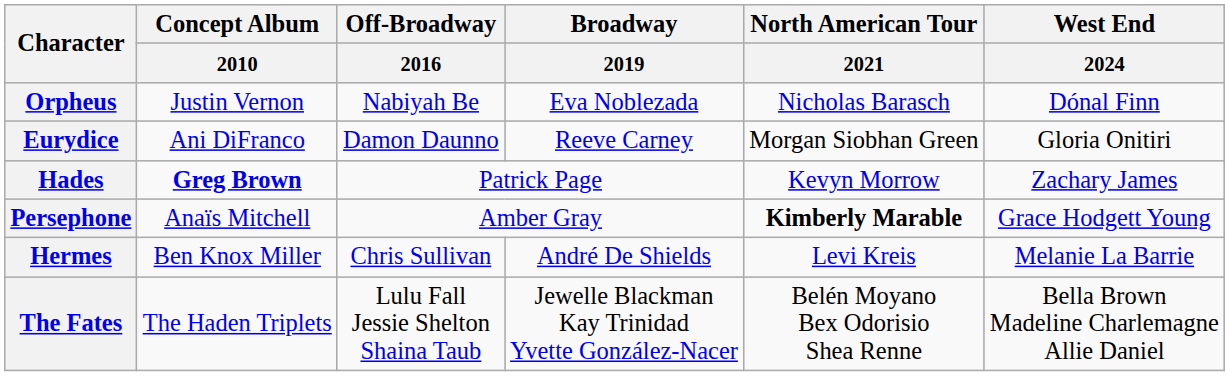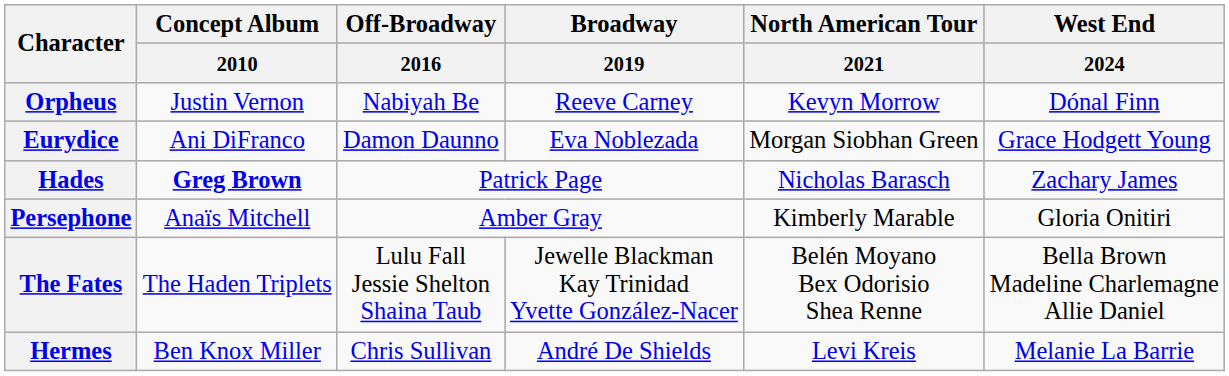(624, 101) Eva Noblezada -> (624, 101) Reeve Carney
(864, 101) Nicholas Barasch -> (864, 101) Kevyn Morrow
(624, 140) Reeve Carney -> (624, 140) Eva Noblezada
(1104, 140) Gloria Onitiri -> (1104, 140) Grace Hodgett Young
(864, 179) Kevyn Morrow -> (864, 179) Nicholas Barasch
(864, 218) bold -> (864, 218) normal
(1104, 218) Grace Hodgett Young -> (1104, 218) Gloria Onitiri
rows swapped: (71, 256) <-> (71, 323)
